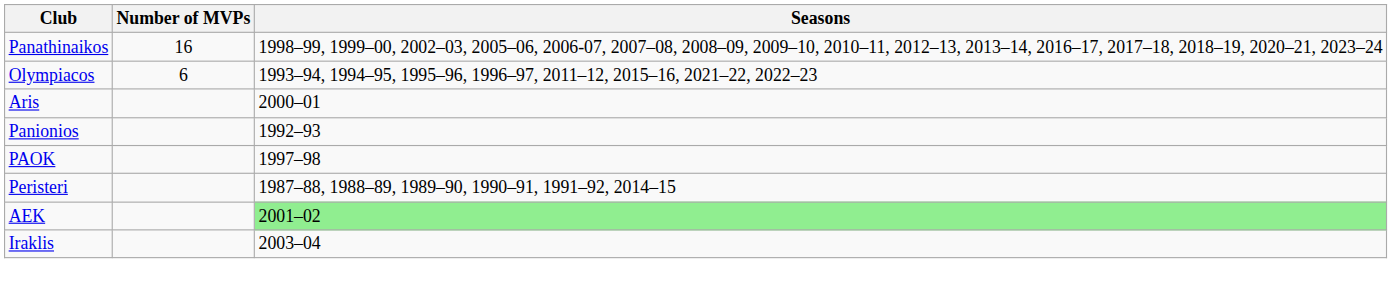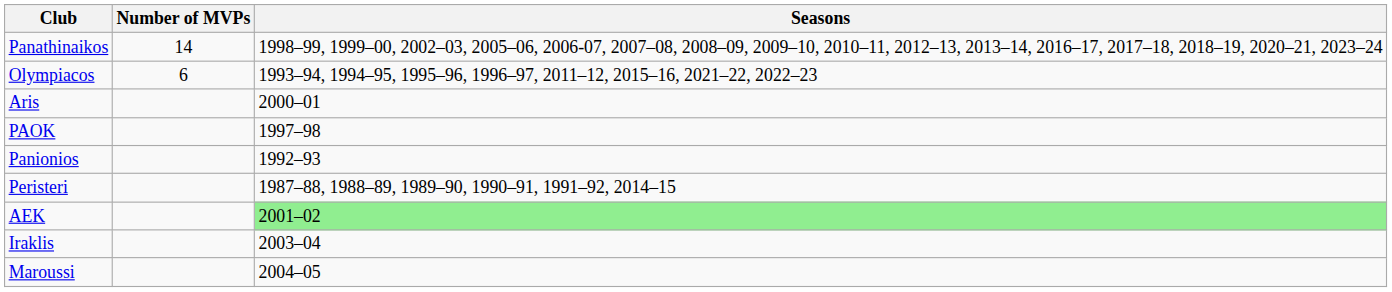(183, 46) 16 -> (183, 46) 14
rows swapped: (44, 131) <-> (32, 159)
+ row: (42, 272)
